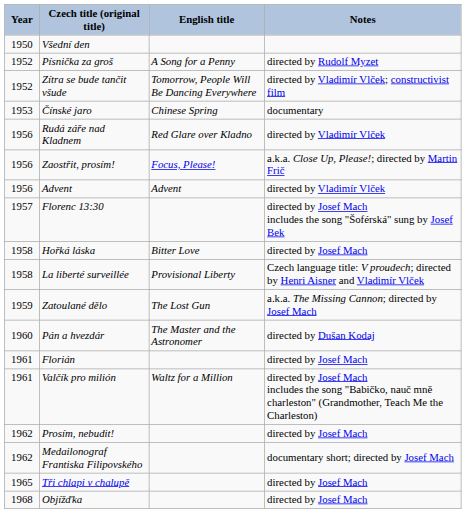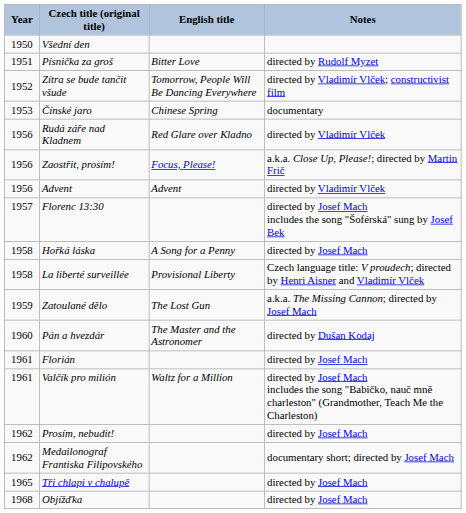(22, 62) 1952 -> (22, 62) 1951
(193, 62) A Song for a Penny -> (175, 62) Bitter Love
(175, 250) Bitter Love -> (193, 250) A Song for a Penny
